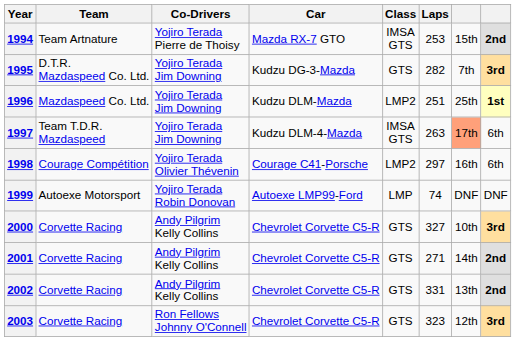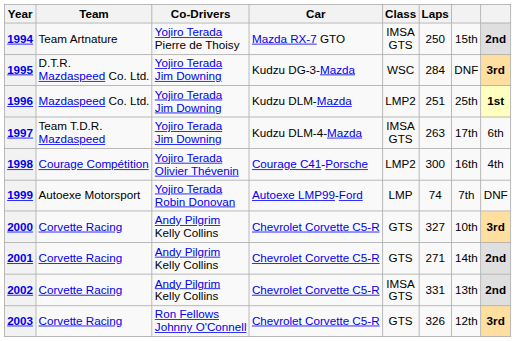(435, 39) 253 -> (435, 39) 250
(401, 70) GTS -> (401, 70) WSC
(435, 70) 282 -> (435, 70) 284
(466, 70) 7th -> (466, 70) DNF
(466, 133) lightsalmon background -> (466, 133) no background
(435, 164) 297 -> (435, 164) 300
(496, 164) 6th -> (496, 164) 4th
(466, 196) DNF -> (466, 196) 7th
(401, 290) GTS -> (401, 290) IMSA GTS
(435, 321) 323 -> (435, 321) 326
